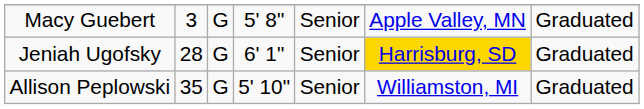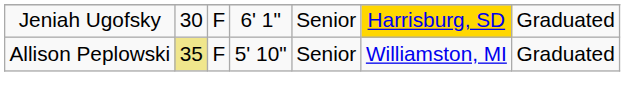- row: (90, 20)
(191, 53) 28 -> (191, 20) 30
(221, 53) G -> (219, 20) F
(191, 86) no background -> (191, 53) khaki background
(221, 86) G -> (219, 53) F
